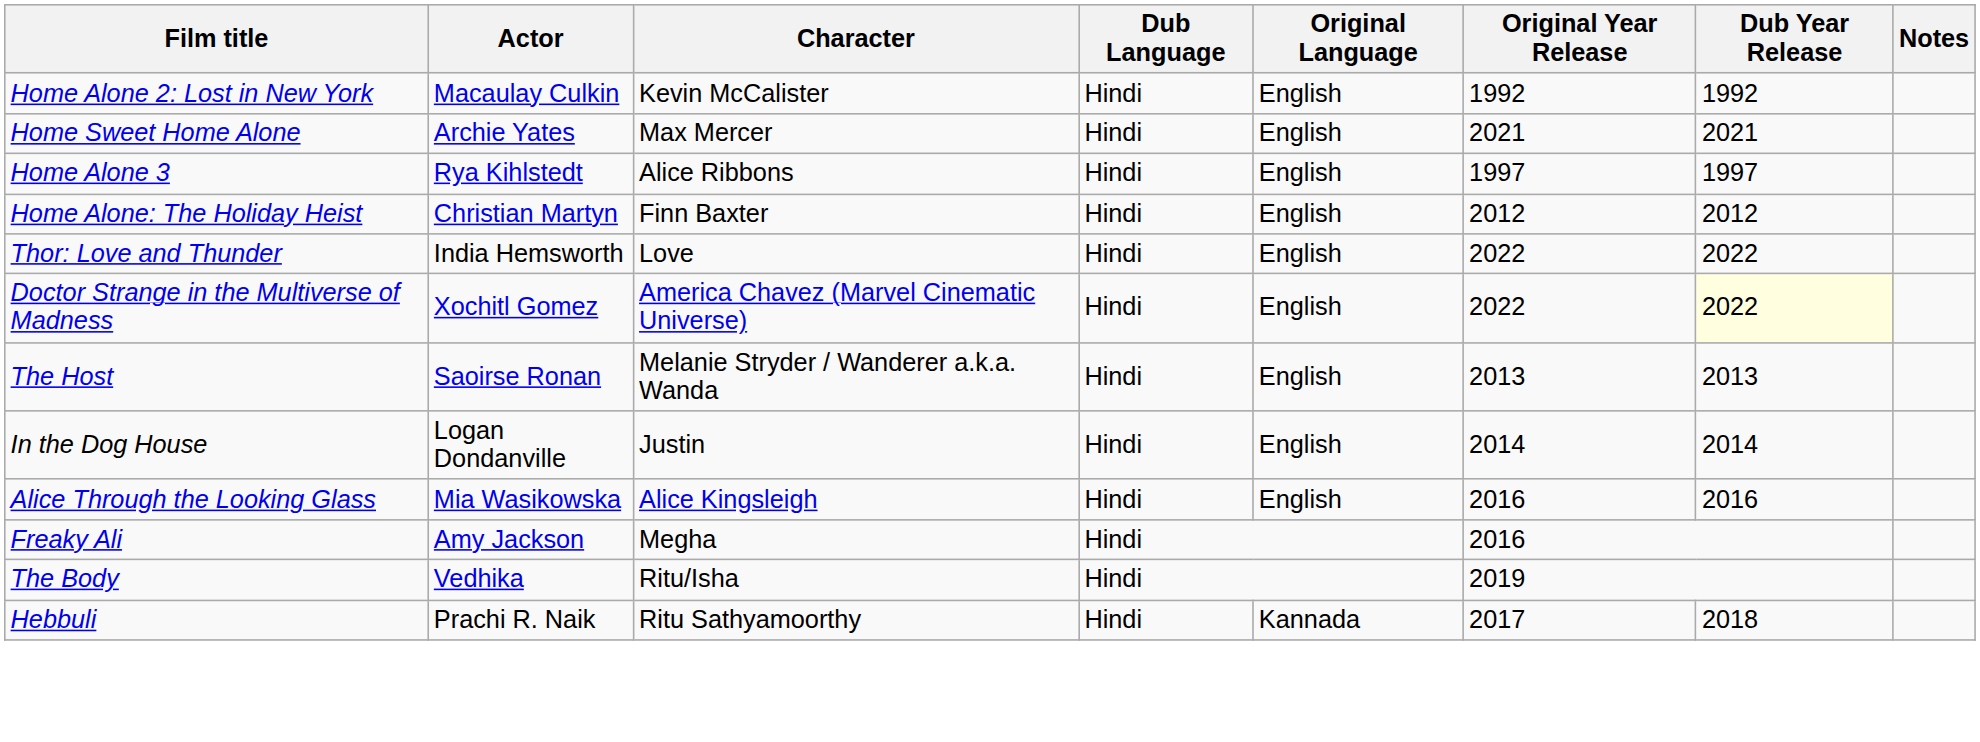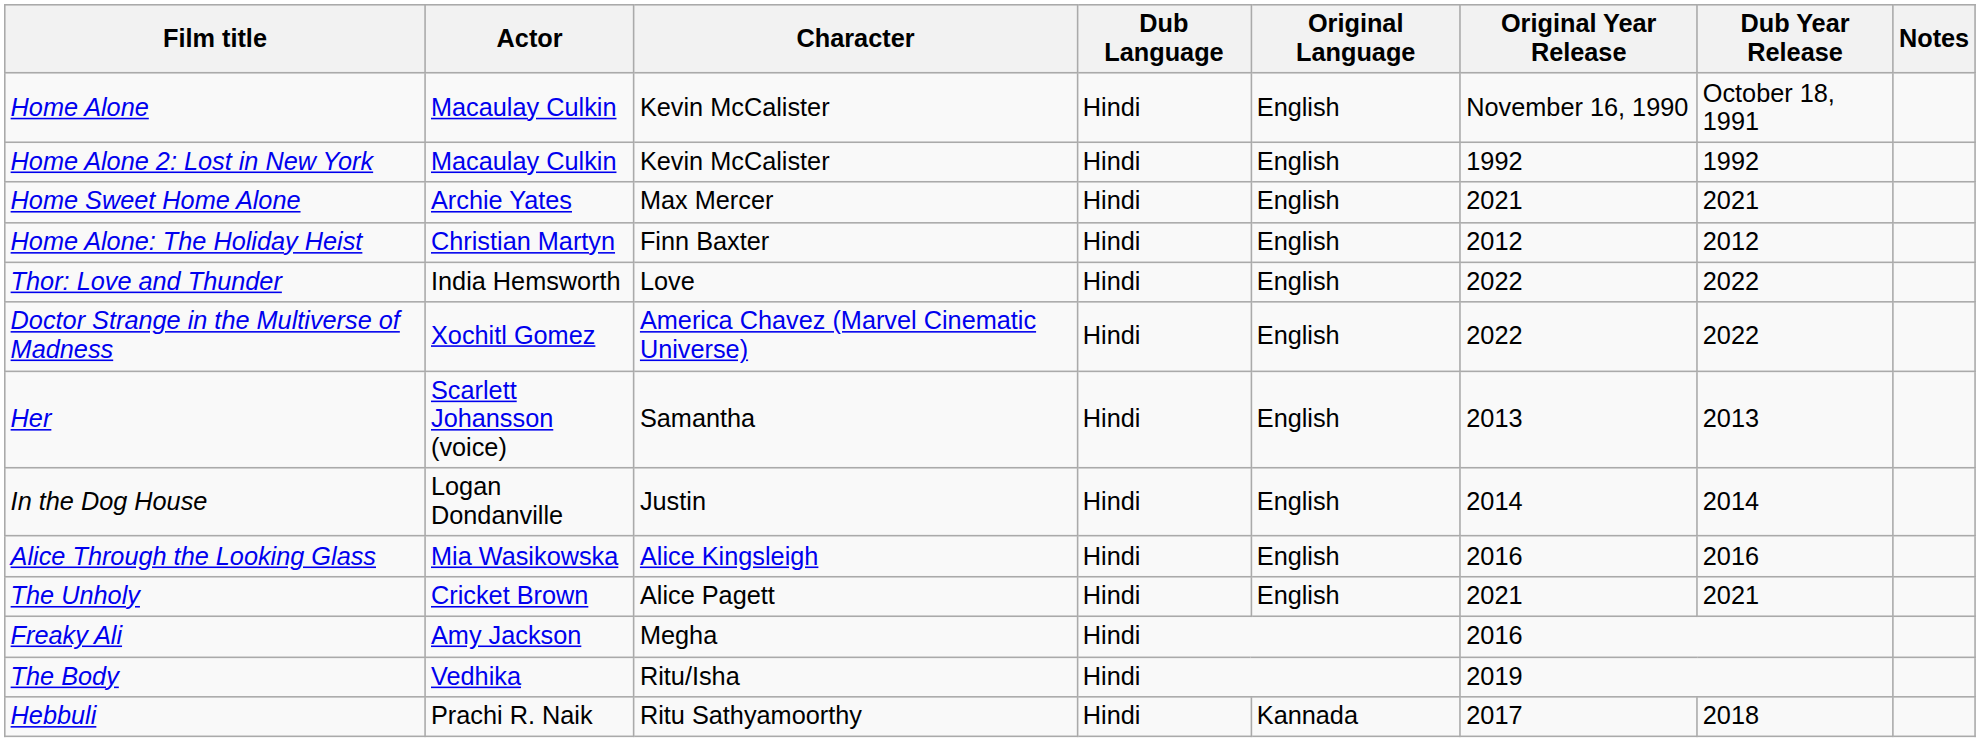+ row: (80, 107)
- row: (90, 173)
(1730, 307) lightyellow background -> (1731, 336) no background
- row: (62, 376)
+ row: (31, 418)
+ row: (75, 596)
